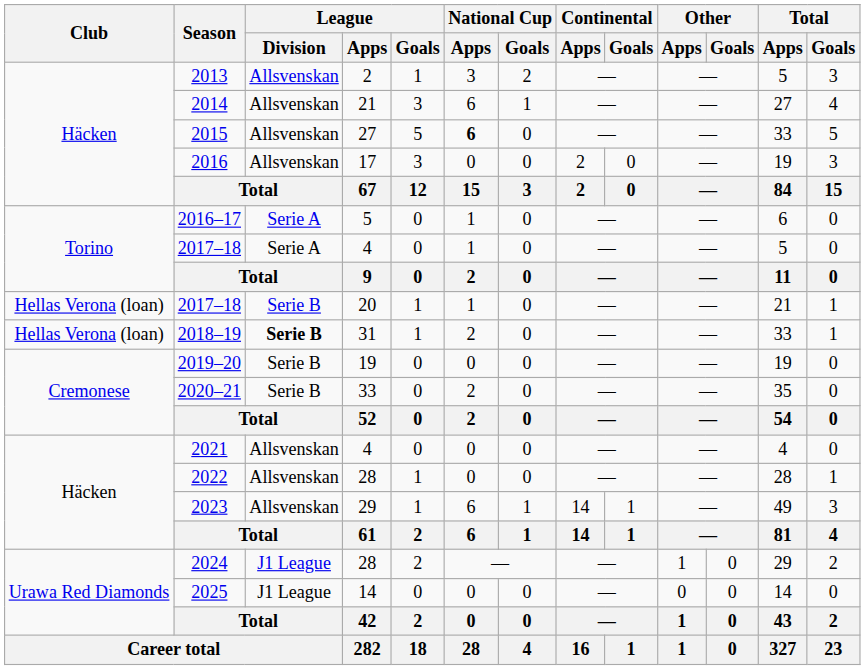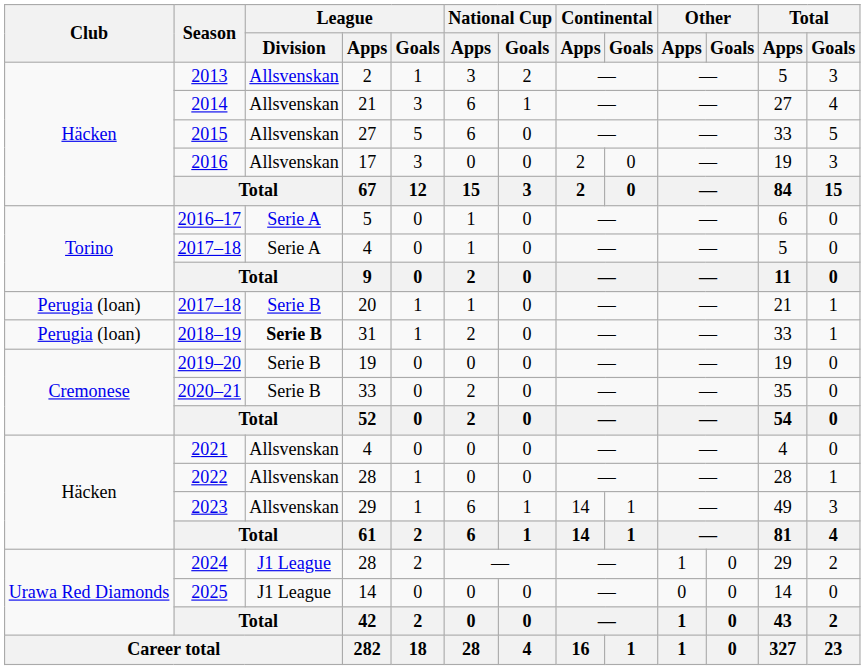(471, 133) bold -> (471, 133) normal
(89, 305) Hellas Verona (loan) -> (89, 305) Perugia (loan)
(89, 334) Hellas Verona (loan) -> (89, 334) Perugia (loan)
